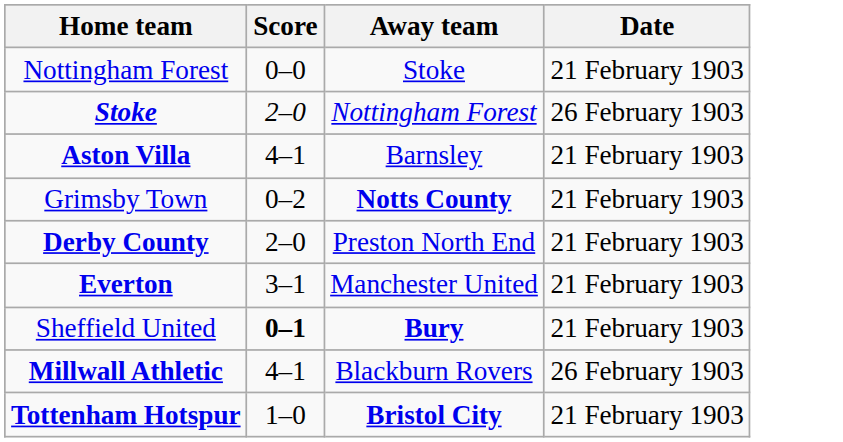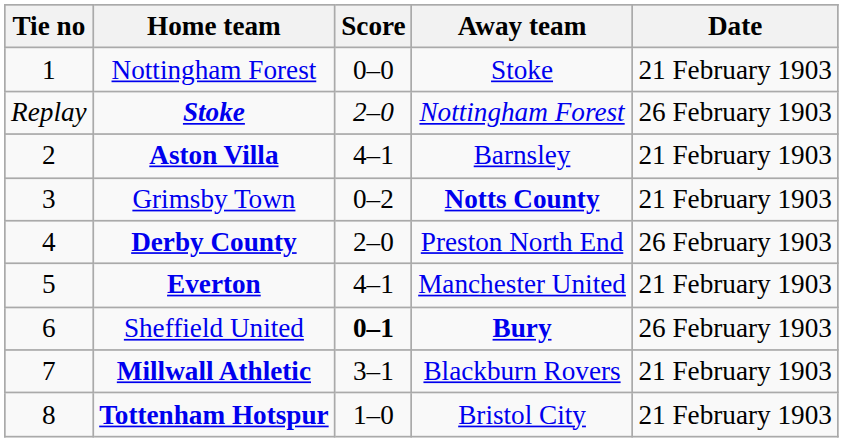+ column: (49, 26)
(647, 241) 21 February 1903 -> (735, 241) 26 February 1903
(285, 284) 3–1 -> (373, 284) 4–1
(647, 328) 21 February 1903 -> (735, 328) 26 February 1903
(285, 371) 4–1 -> (373, 371) 3–1
(647, 371) 26 February 1903 -> (735, 371) 21 February 1903
(434, 414) bold -> (522, 414) normal
